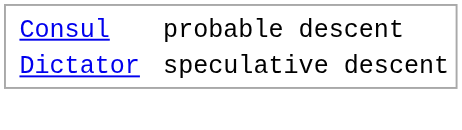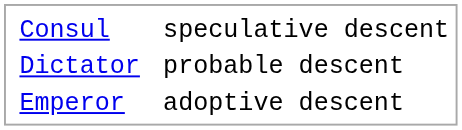(284, 30) probable descent -> (306, 30) speculative descent
(306, 67) speculative descent -> (284, 67) probable descent
+ row: (72, 103)
